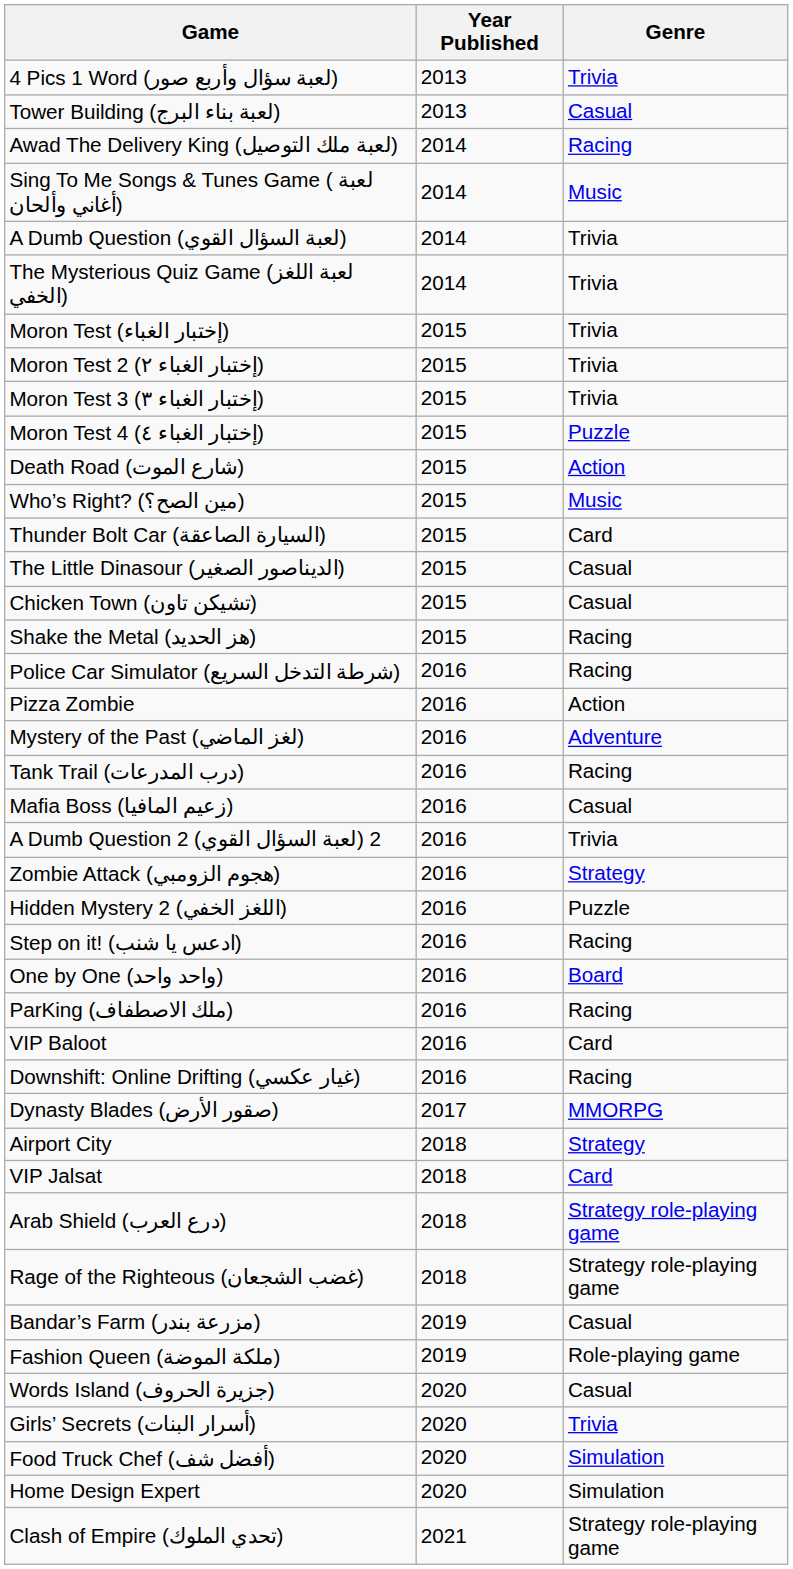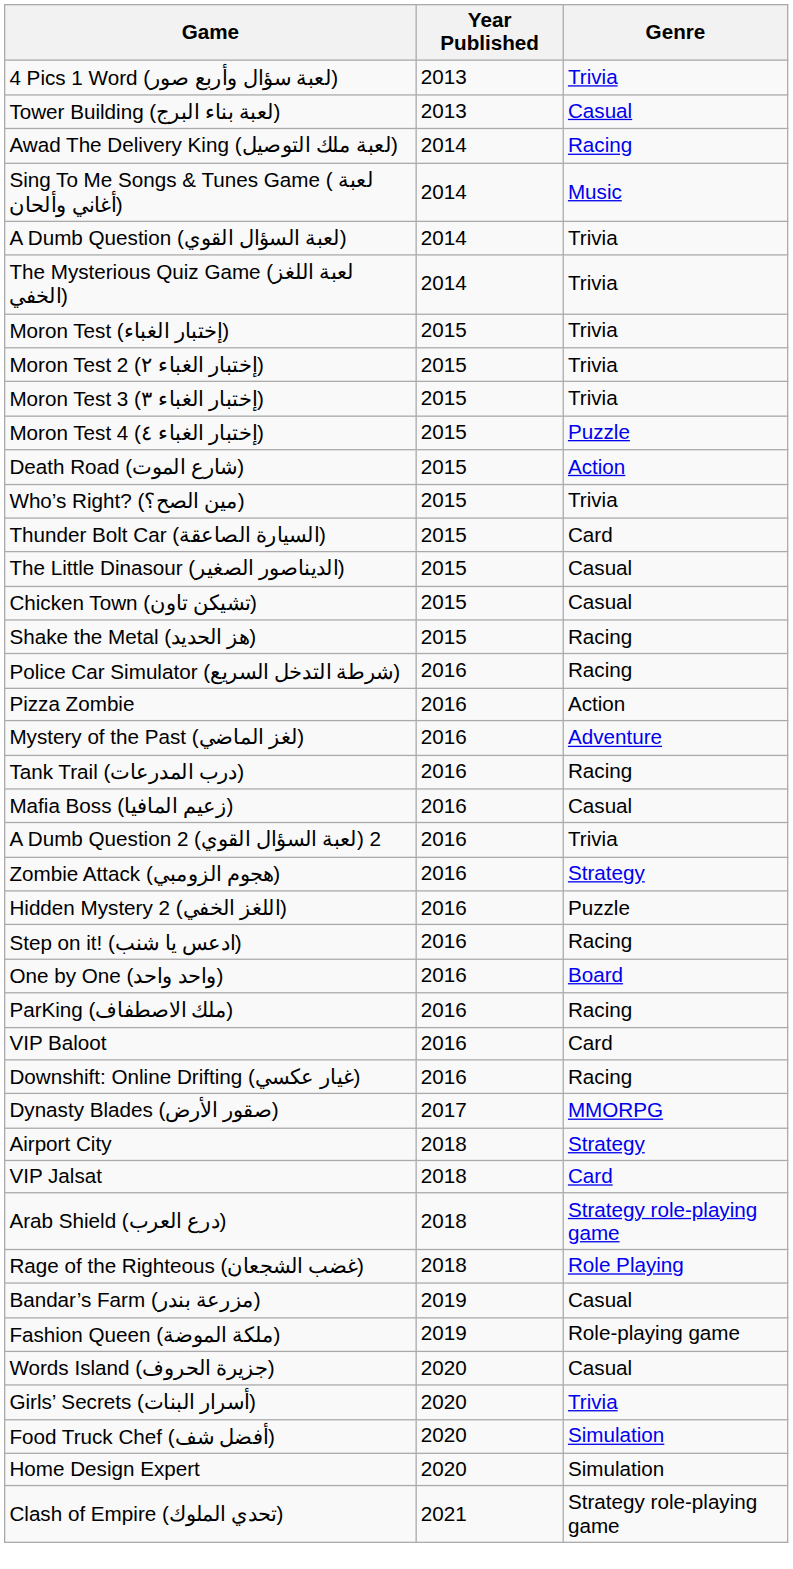(595, 500) Music -> (593, 500) Trivia
(663, 1277) Strategy role-playing game -> (626, 1266) Role Playing
